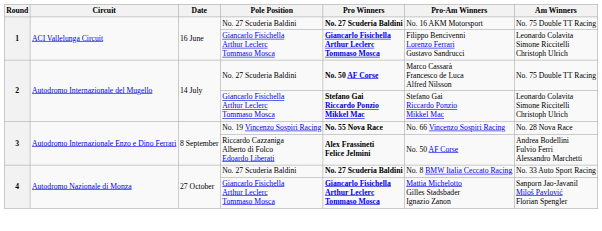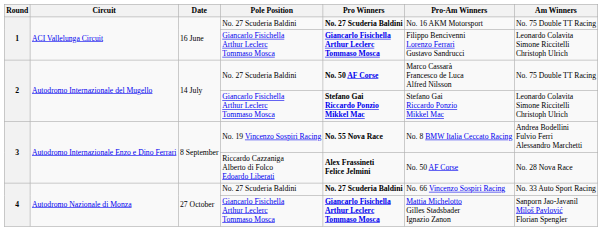(456, 127) No. 66 Vincenzo Sospiri Racing -> (459, 136) No. 8 BMW Italia Ceccato Racing
(544, 127) No. 28 Nova Race -> (549, 136) Andrea Bodellini Fulvio Ferri Alessandro Marchetti
(549, 149) Andrea Bodellini Fulvio Ferri Alessandro Marchetti -> (544, 167) No. 28 Nova Race
(459, 171) No. 8 BMW Italia Ceccato Racing -> (456, 189) No. 66 Vincenzo Sospiri Racing
